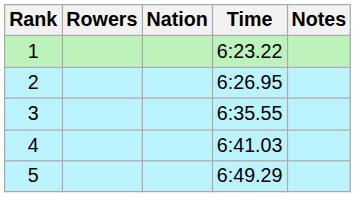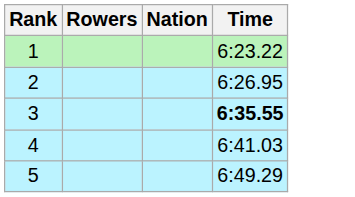- column: (319, 20)
(250, 113) normal -> (250, 113) bold
